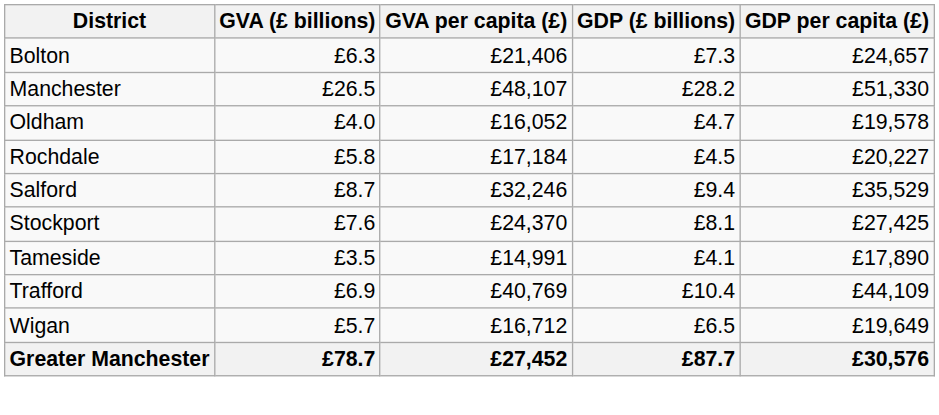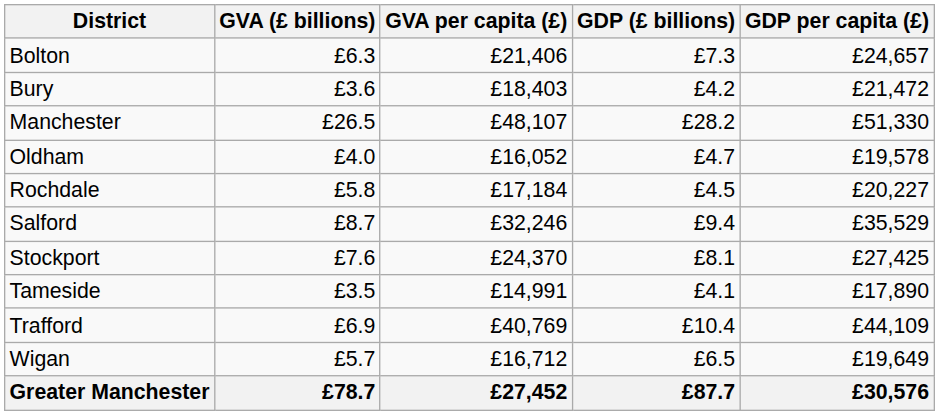+ row: (31, 88)
